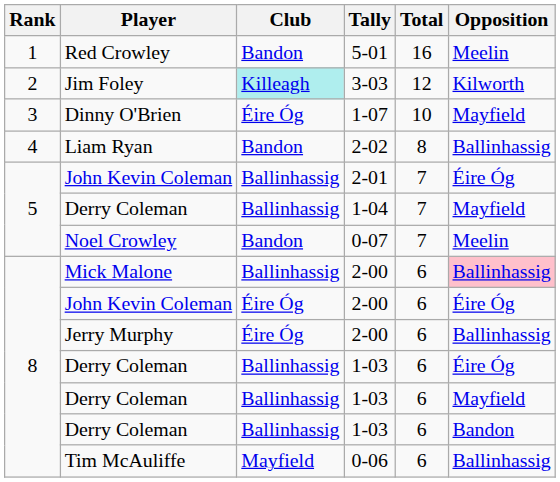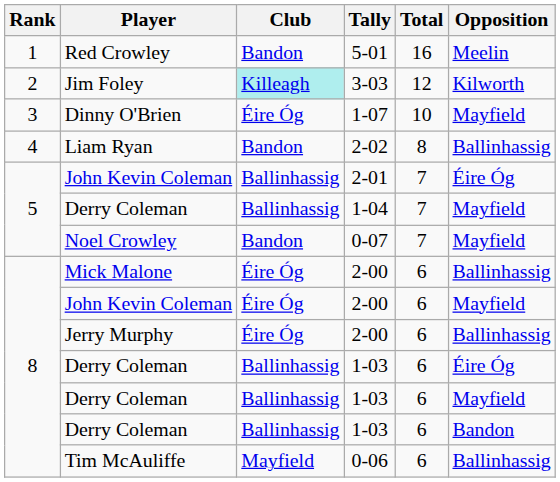(481, 240) Meelin -> (489, 240) Mayfield
(290, 271) Ballinhassig -> (272, 271) Éire Óg
(502, 271) pink background -> (502, 271) no background
(484, 303) Éire Óg -> (489, 303) Mayfield
